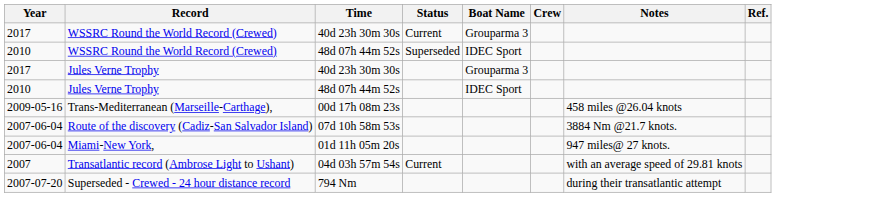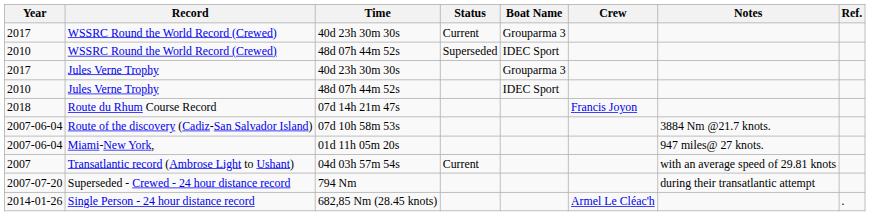+ row: (142, 107)
- row: (170, 107)
+ row: (161, 201)
